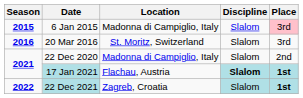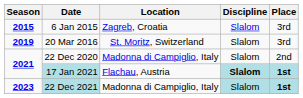(160, 27) Madonna di Campiglio, Italy -> (135, 27) Zagreb, Croatia
(284, 27) pink background -> (284, 27) no background
(23, 42) 2016 -> (23, 42) 2019
(23, 87) 2022 -> (23, 87) 2023
(135, 87) Zagreb, Croatia -> (160, 87) Madonna di Campiglio, Italy
